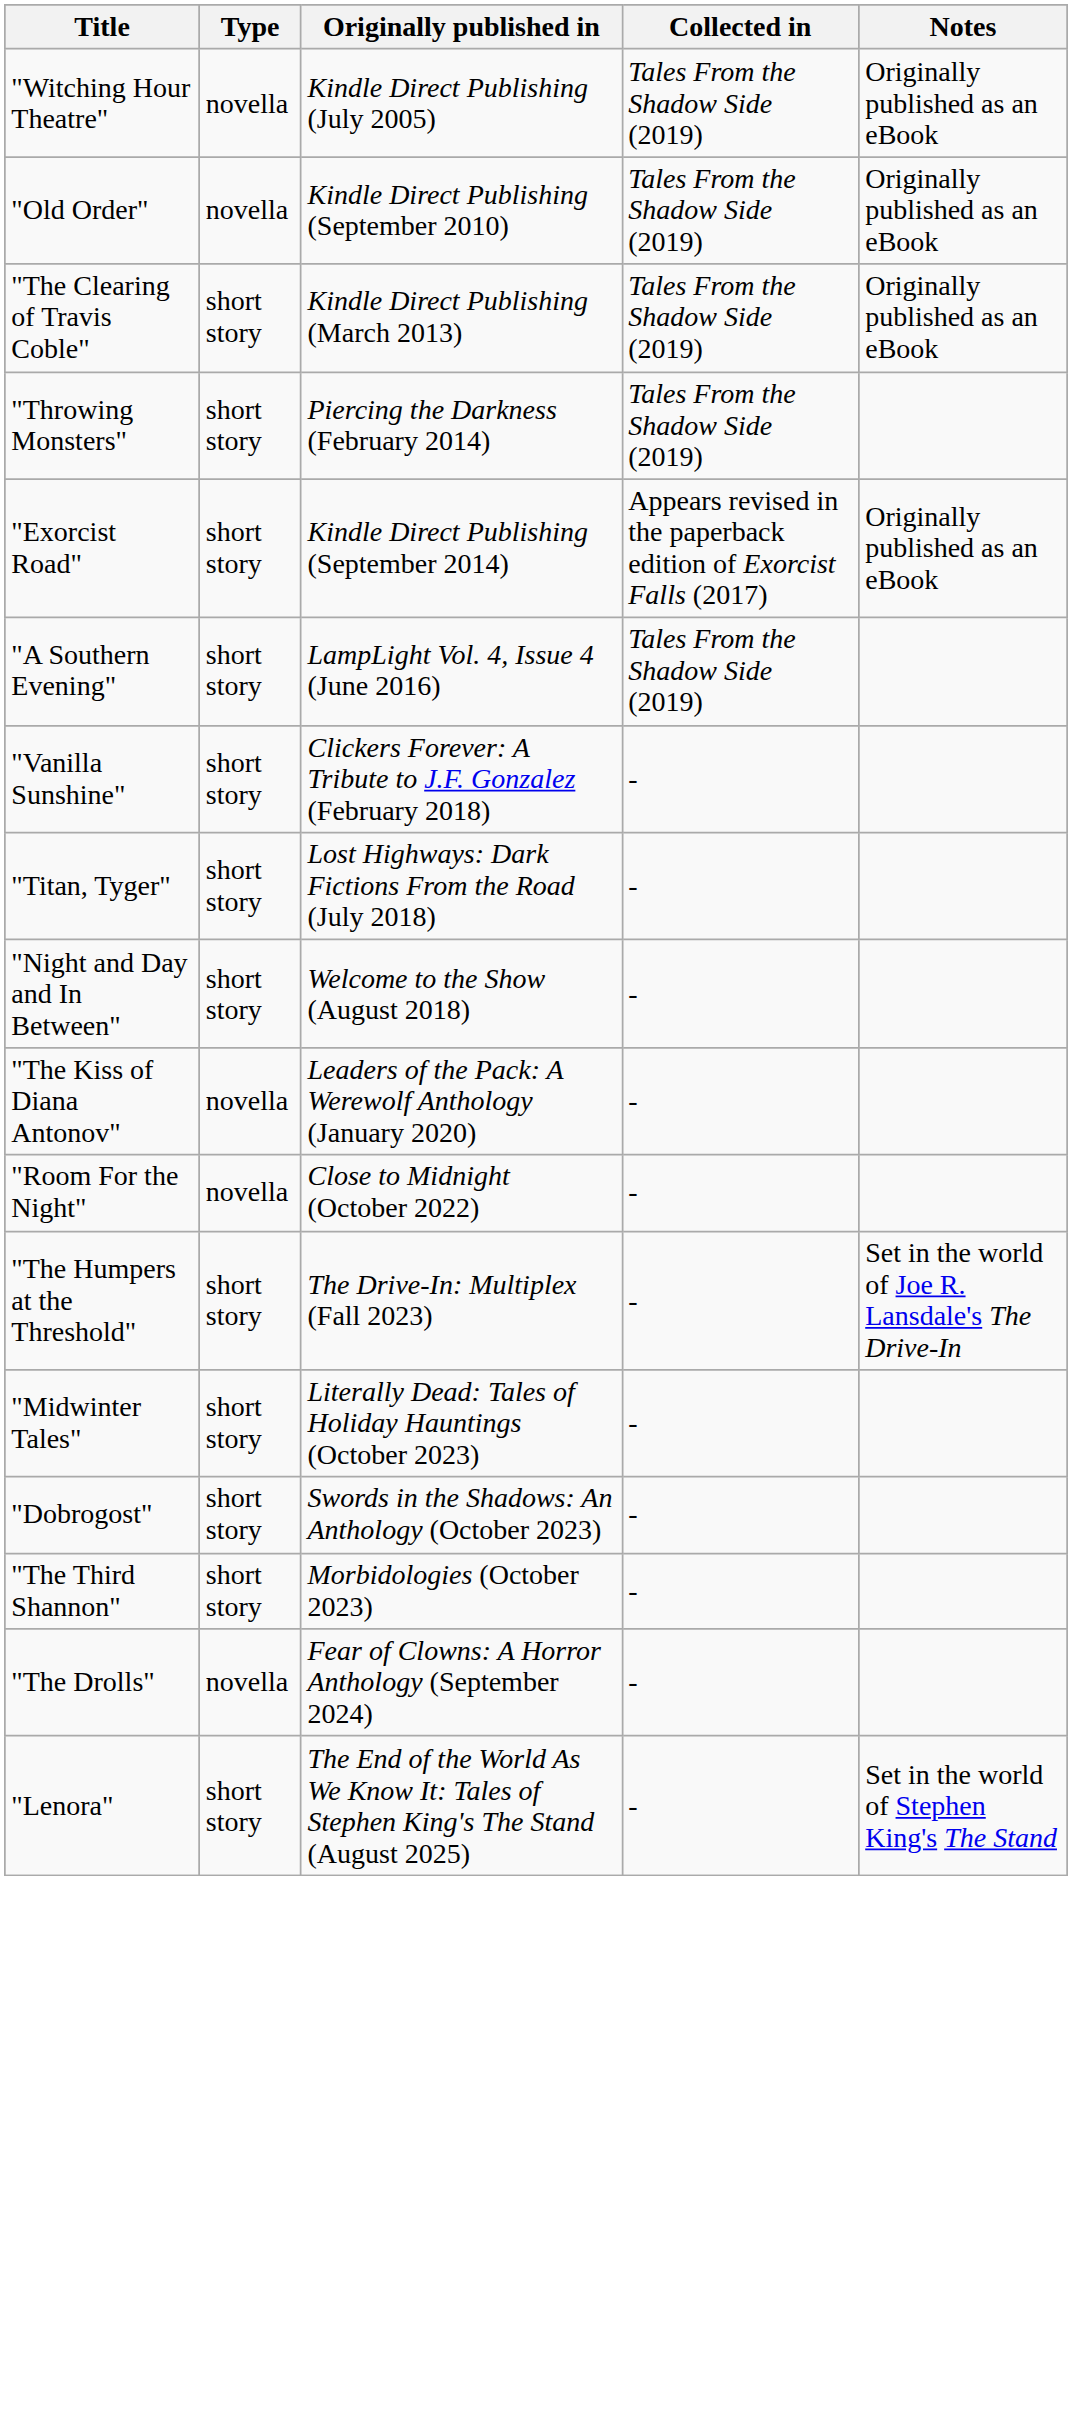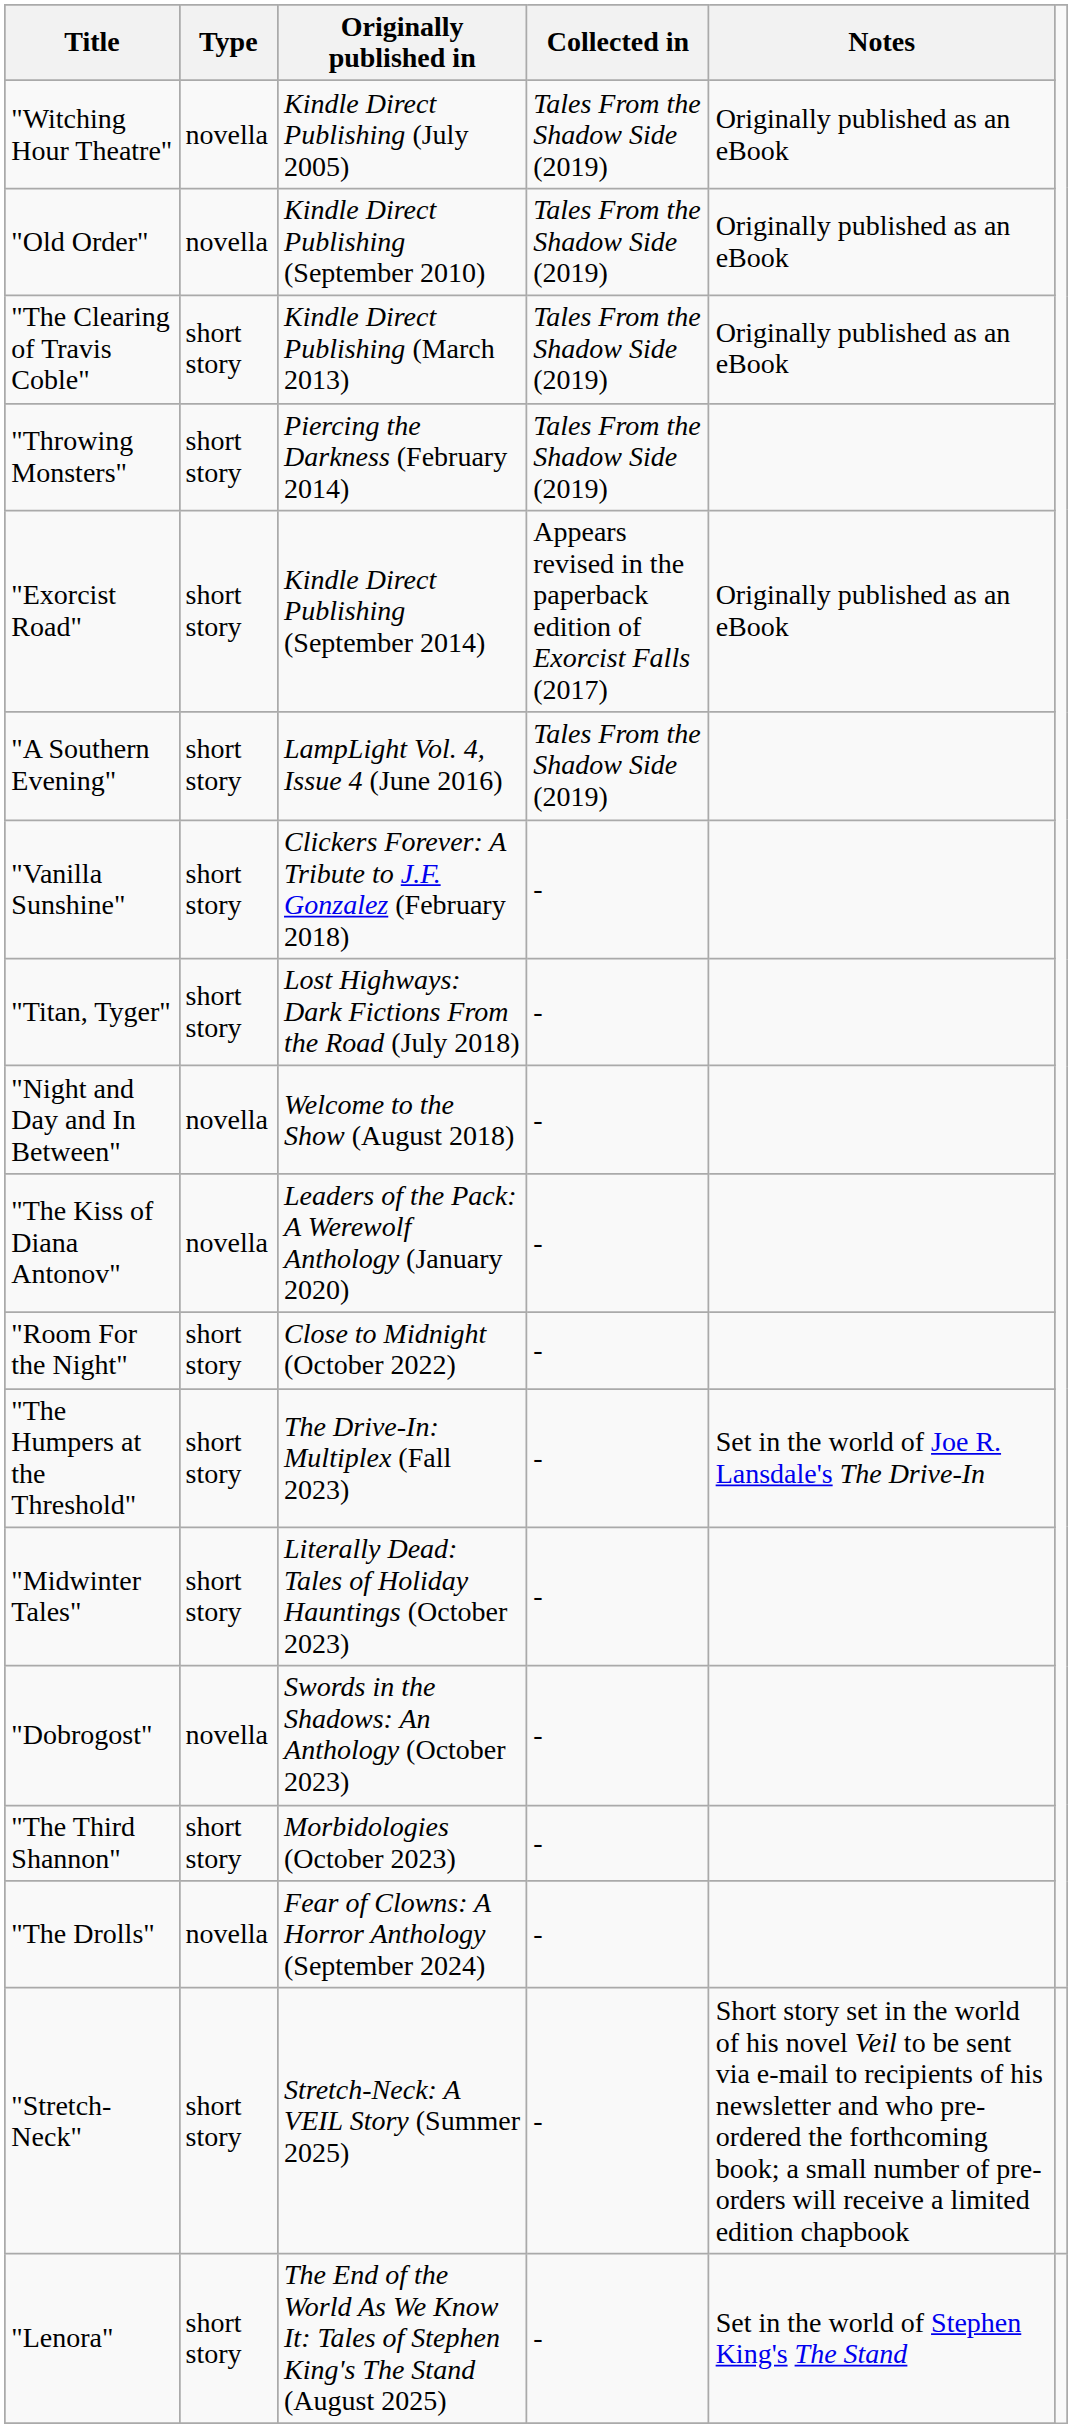(234, 993) short story -> (227, 1119) novella
(247, 1192) novella -> (214, 1349) short story
(234, 1514) short story -> (227, 1735) novella
+ row: (61, 2120)
